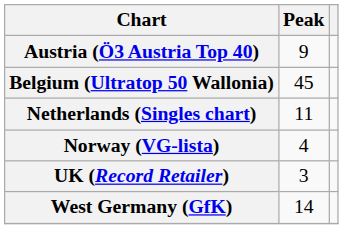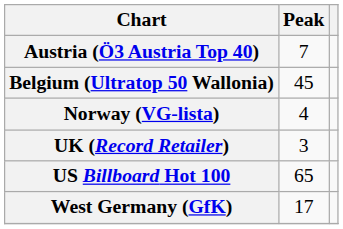(304, 51) 9 -> (304, 51) 7
- row: (142, 113)
+ row: (142, 176)
(304, 207) 14 -> (304, 207) 17
